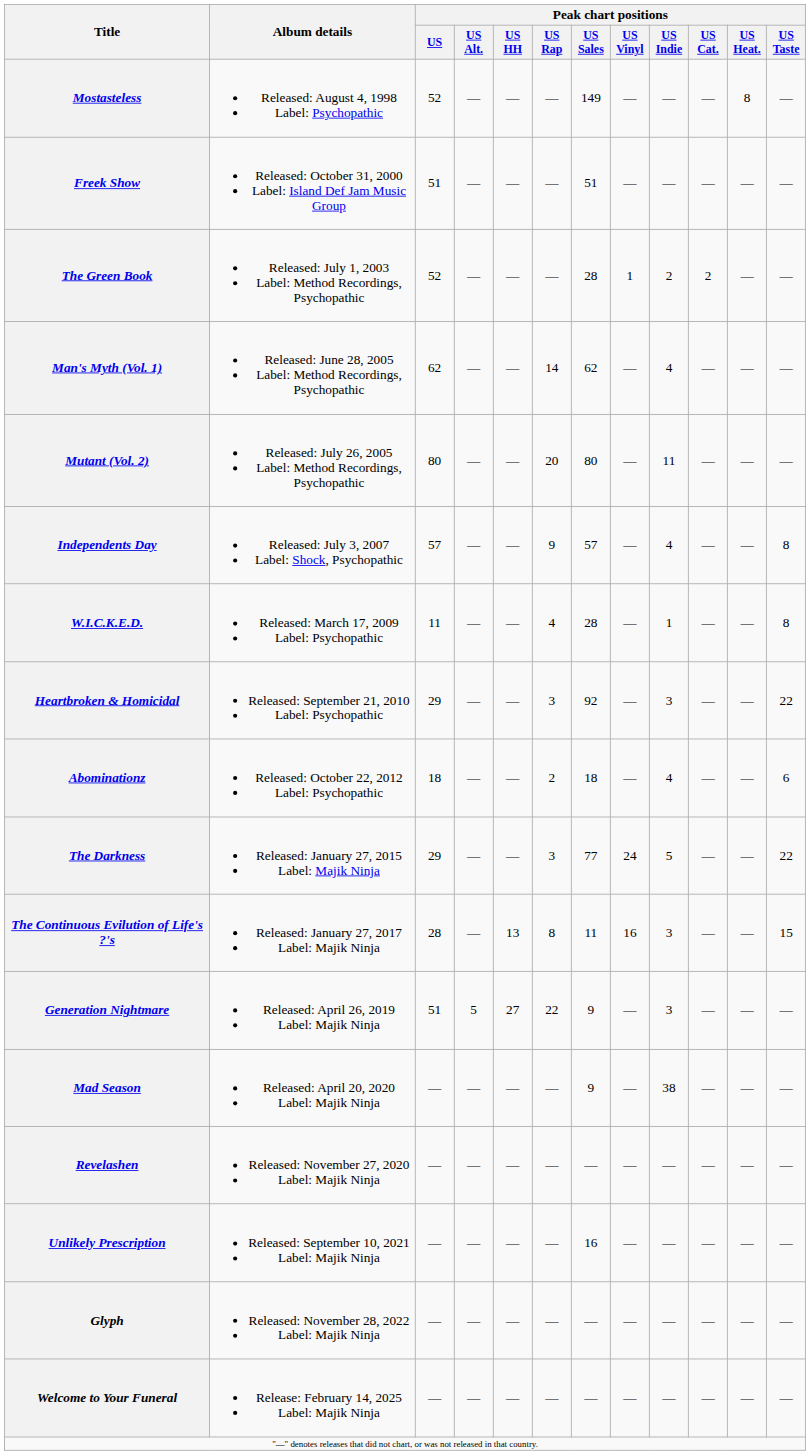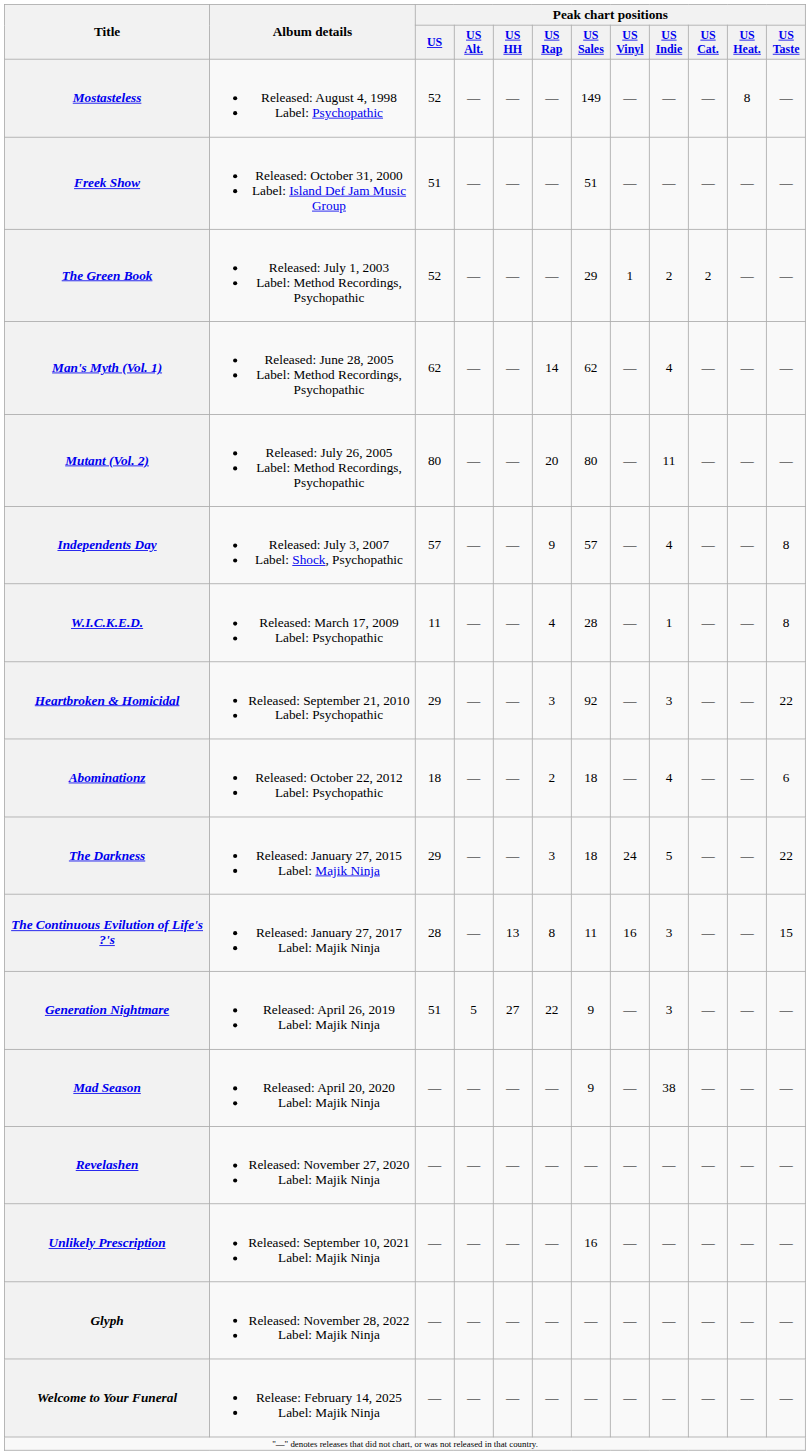(591, 275) 28 -> (591, 275) 29
(591, 855) 77 -> (591, 855) 18
